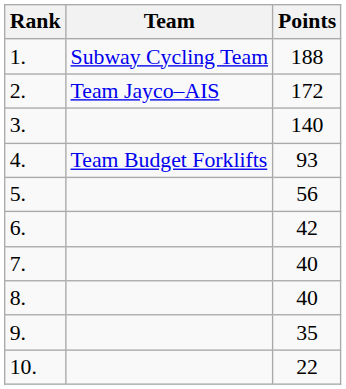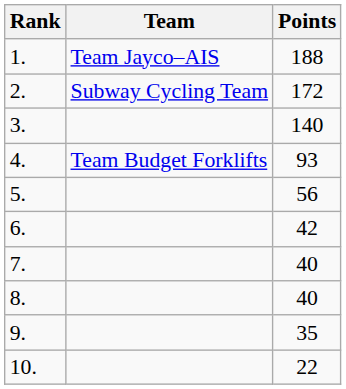(169, 56) Subway Cycling Team -> (145, 56) Team Jayco–AIS
(145, 90) Team Jayco–AIS -> (169, 90) Subway Cycling Team
